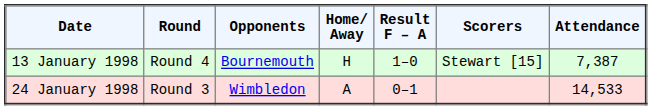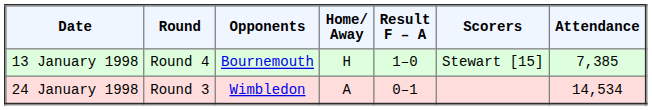(597, 62) 7,387 -> (597, 62) 7,385
(597, 90) 14,533 -> (597, 90) 14,534
